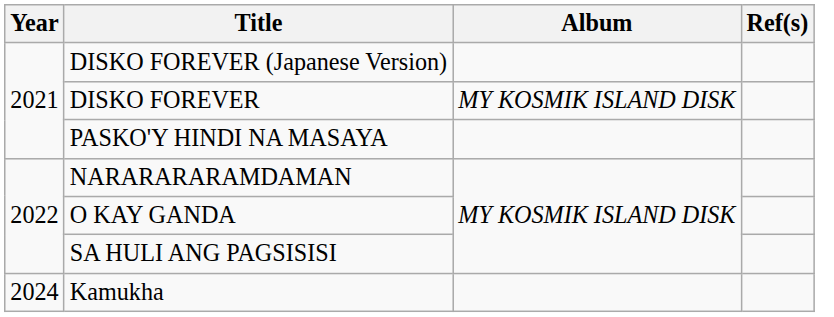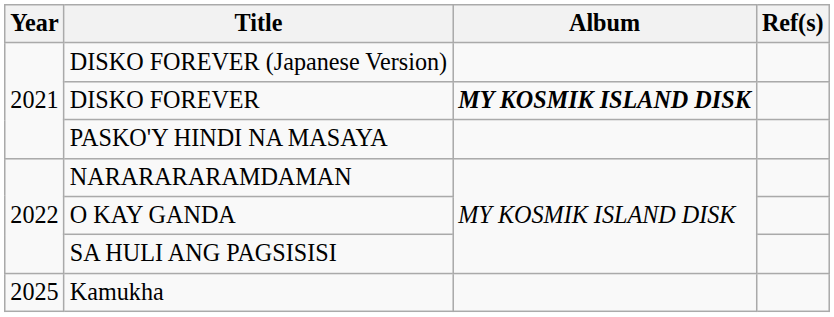(597, 100) normal -> (605, 100) bold
(34, 291) 2024 -> (34, 291) 2025
